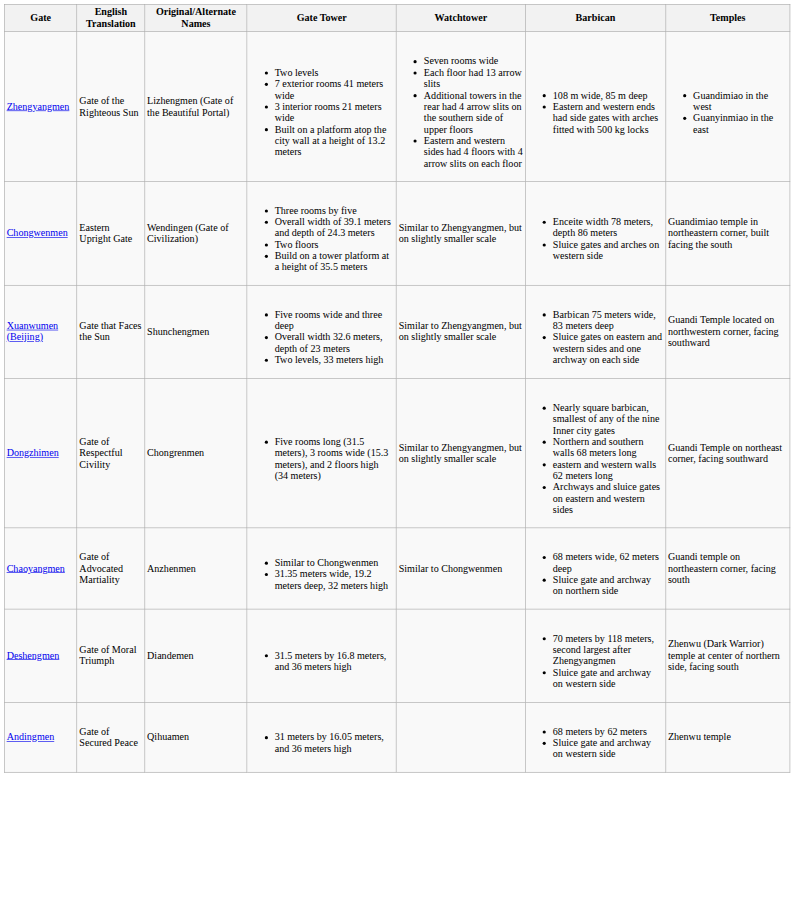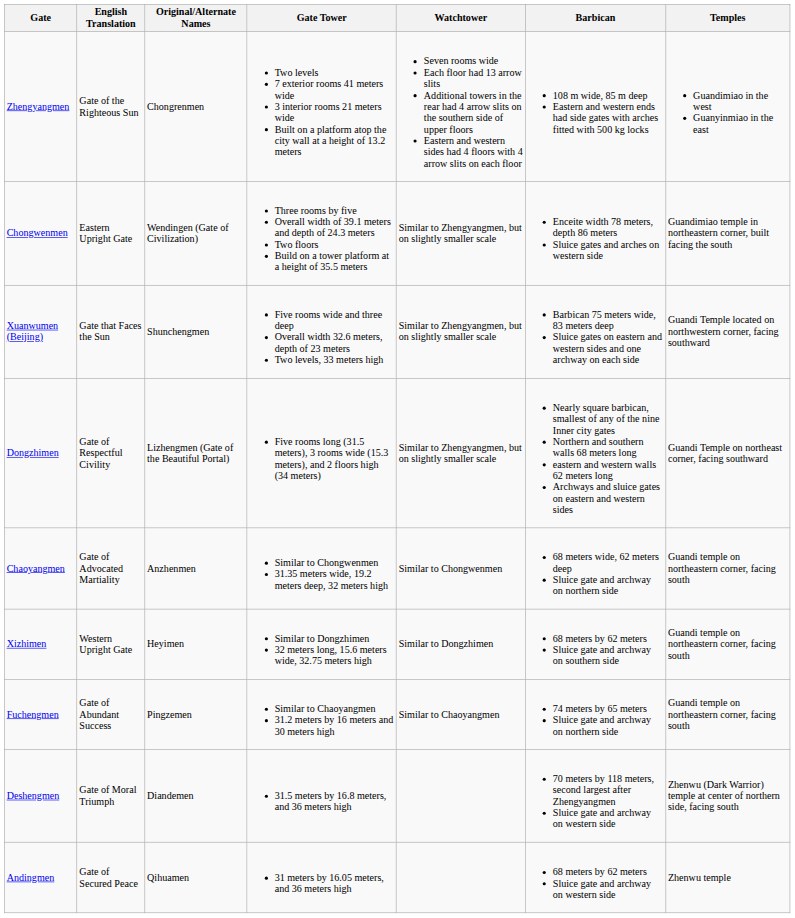(190, 106) Lizhengmen (Gate of the Beautiful Portal) -> (176, 106) Chongrenmen
(176, 453) Chongrenmen -> (190, 453) Lizhengmen (Gate of the Beautiful Portal)
+ row: (27, 644)
+ row: (33, 714)
